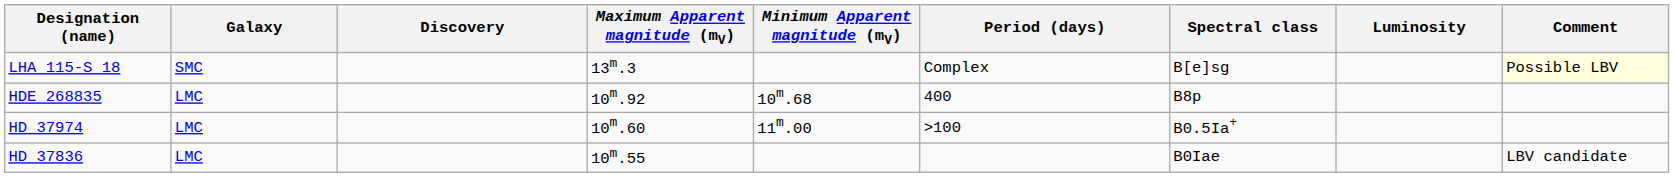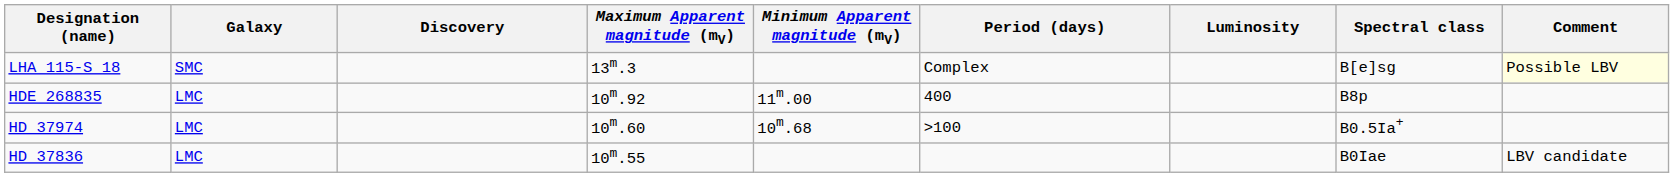columns swapped: (1253, 28) <-> (1419, 28)
(785, 97) 10m.68 -> (785, 97) 11m.00
(785, 127) 11m.00 -> (785, 127) 10m.68
